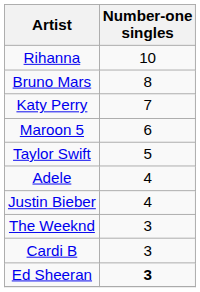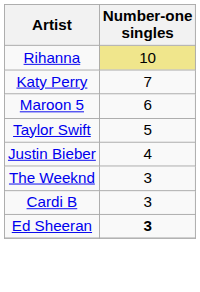(148, 57) no background -> (148, 57) khaki background
- row: (52, 81)
- row: (52, 178)
